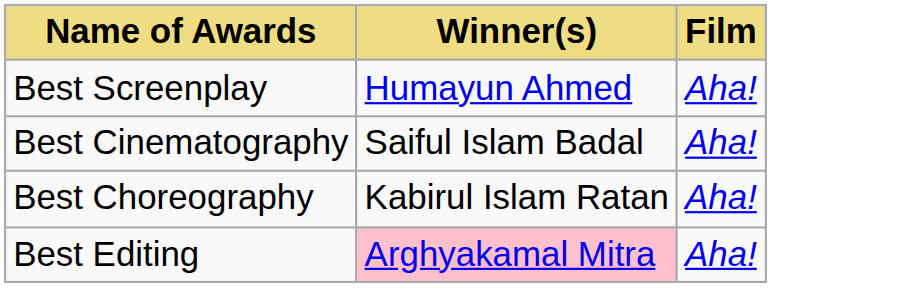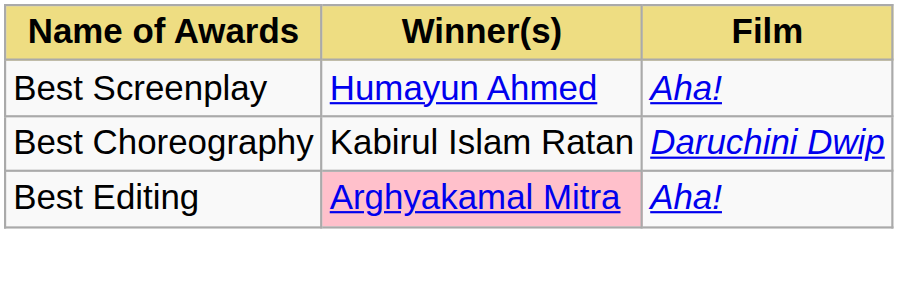- row: (181, 142)
(721, 198) Aha! -> (767, 142) Daruchini Dwip
